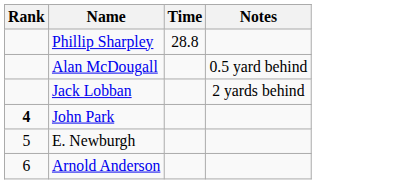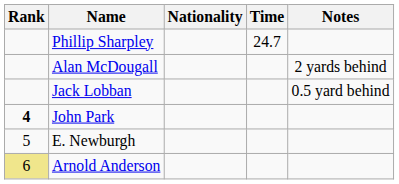+ column: (205, 16)
(185, 41) 28.8 -> (267, 41) 24.7
(258, 66) 0.5 yard behind -> (341, 66) 2 yards behind
(258, 91) 2 yards behind -> (341, 91) 0.5 yard behind
(26, 166) no background -> (26, 166) khaki background
